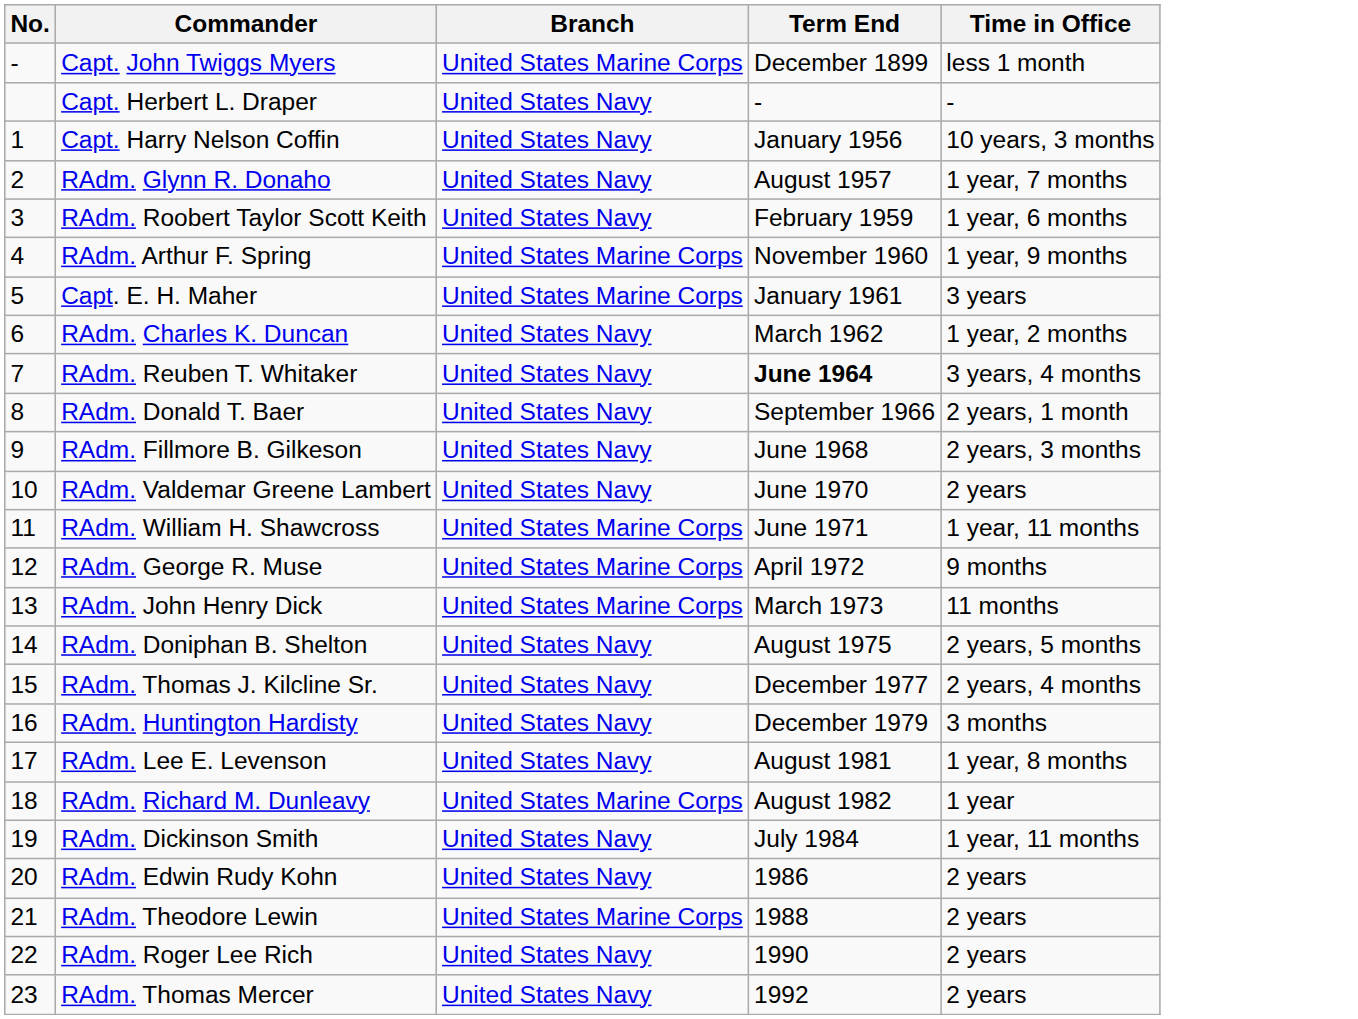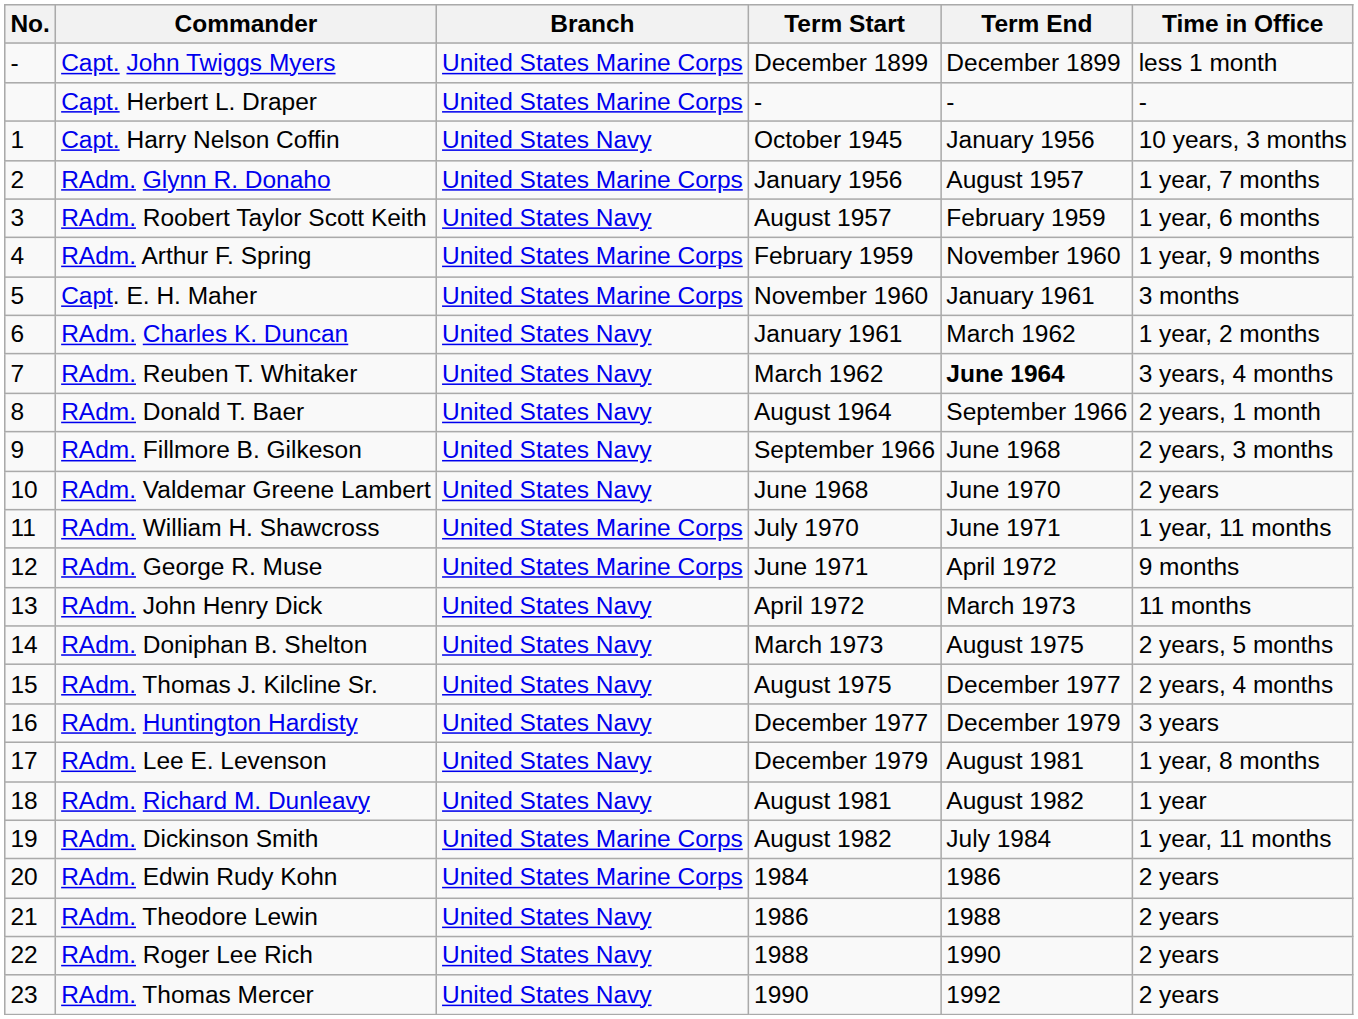+ column: (845, 23)
(547, 101) United States Navy -> (592, 101) United States Marine Corps
(547, 179) United States Navy -> (592, 179) United States Marine Corps
(986, 295) 3 years -> (1189, 295) 3 months
(592, 606) United States Marine Corps -> (547, 606) United States Navy
(997, 722) 3 months -> (1179, 722) 3 years
(592, 800) United States Marine Corps -> (547, 800) United States Navy
(547, 839) United States Navy -> (592, 839) United States Marine Corps
(547, 878) United States Navy -> (592, 878) United States Marine Corps
(592, 916) United States Marine Corps -> (547, 916) United States Navy
